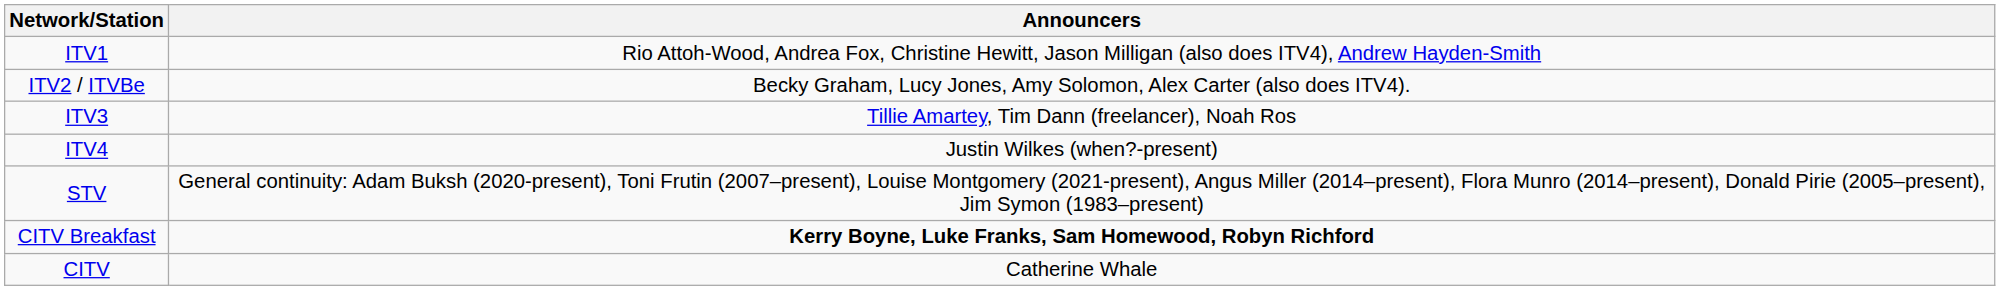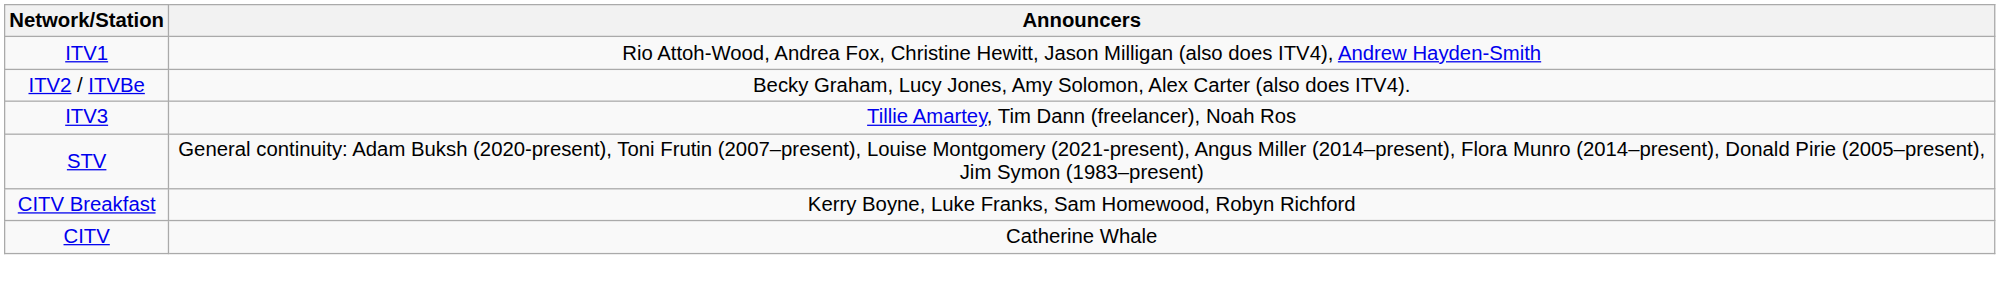- row: (87, 149)
(1082, 236) bold -> (1082, 204) normal
